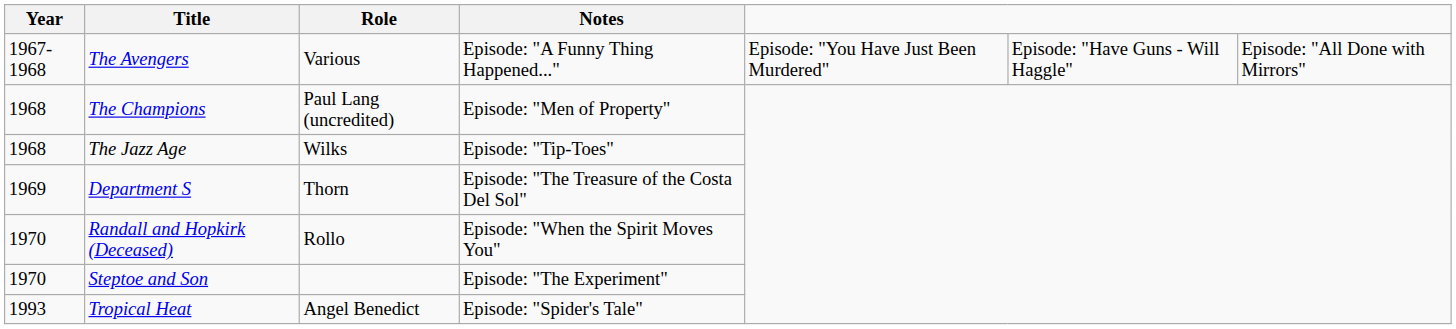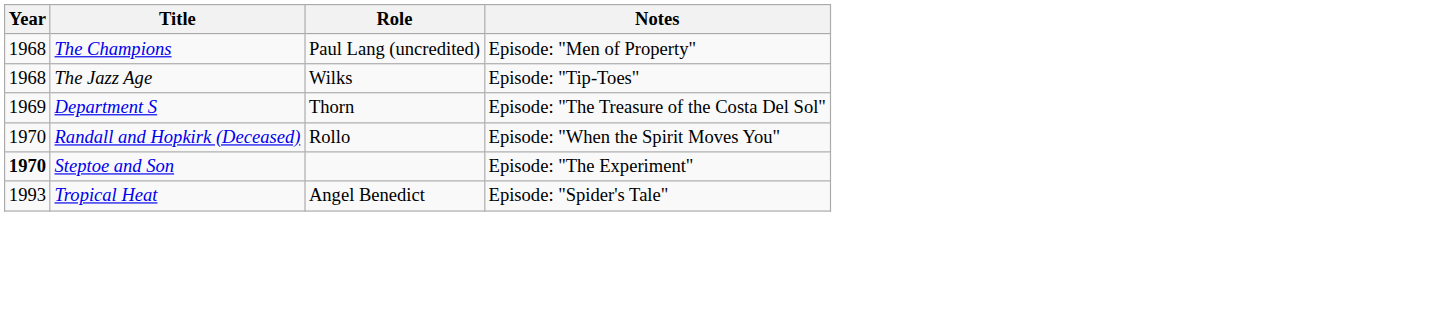- row: (139, 59)
(27, 279) normal -> (27, 166) bold
